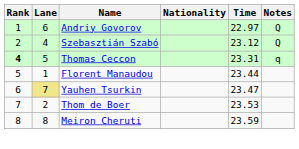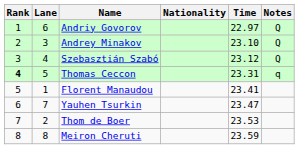+ row: (101, 43)
(18, 43) 2 -> (18, 58) 3
(245, 74) 23.44 -> (245, 89) 23.41
(45, 89) khaki background -> (45, 105) no background
